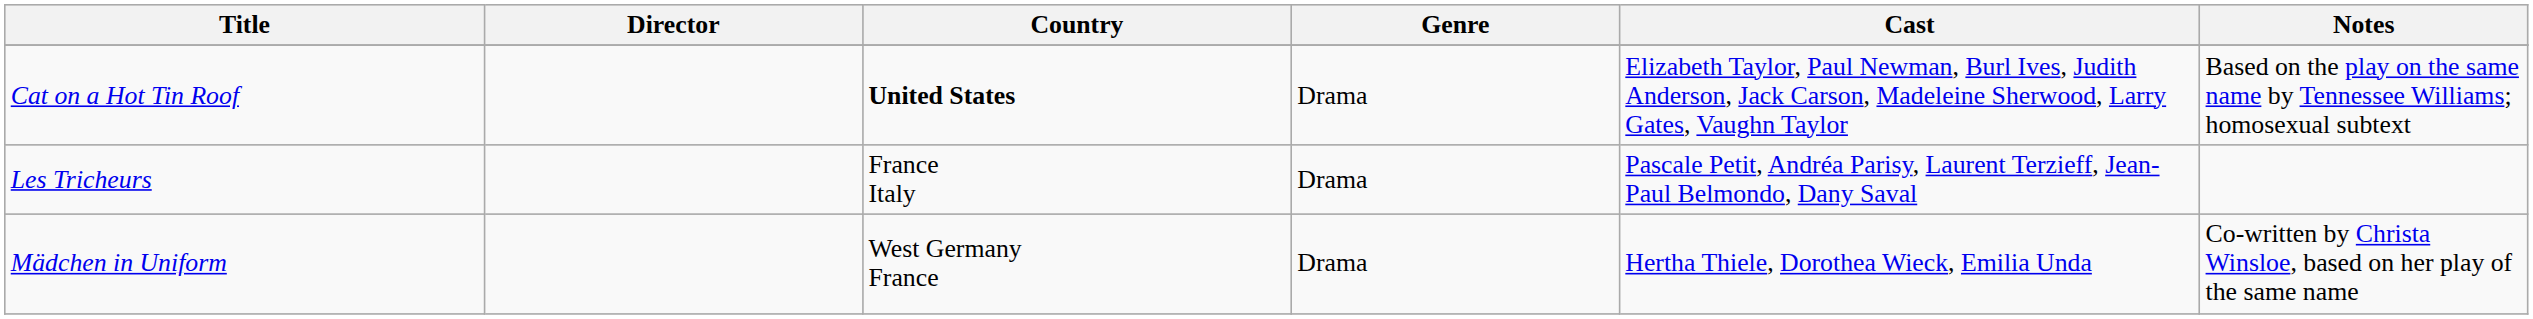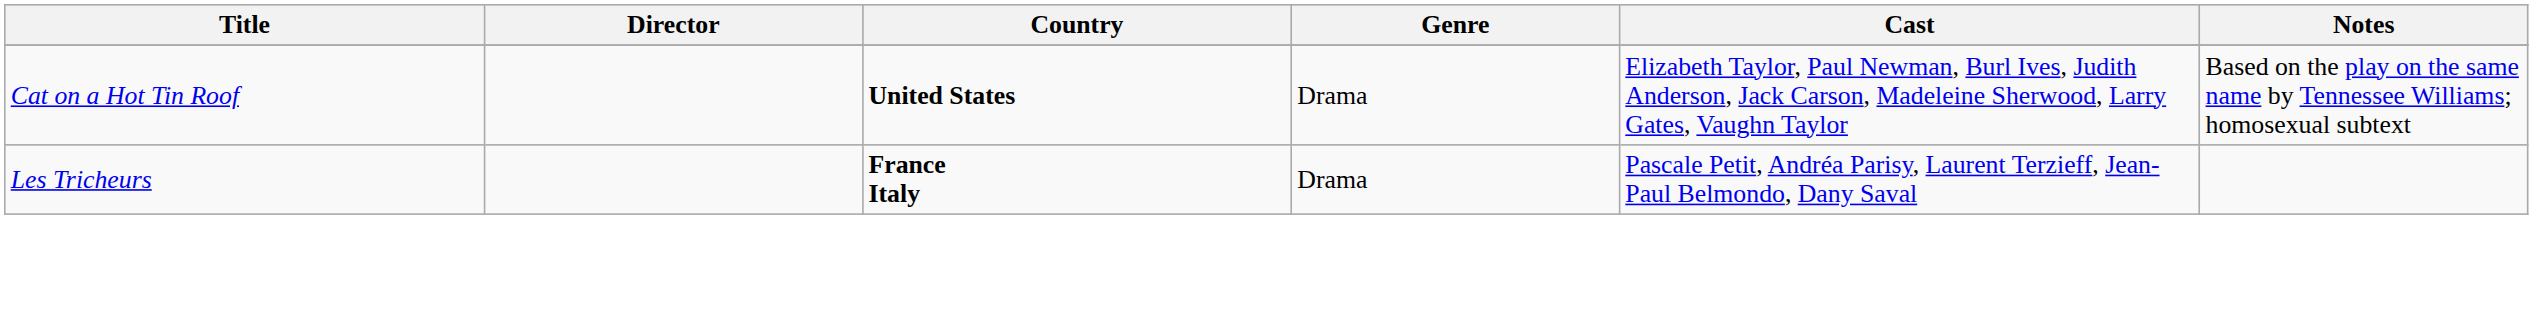(904, 179) normal -> (907, 179) bold
- row: (119, 263)
